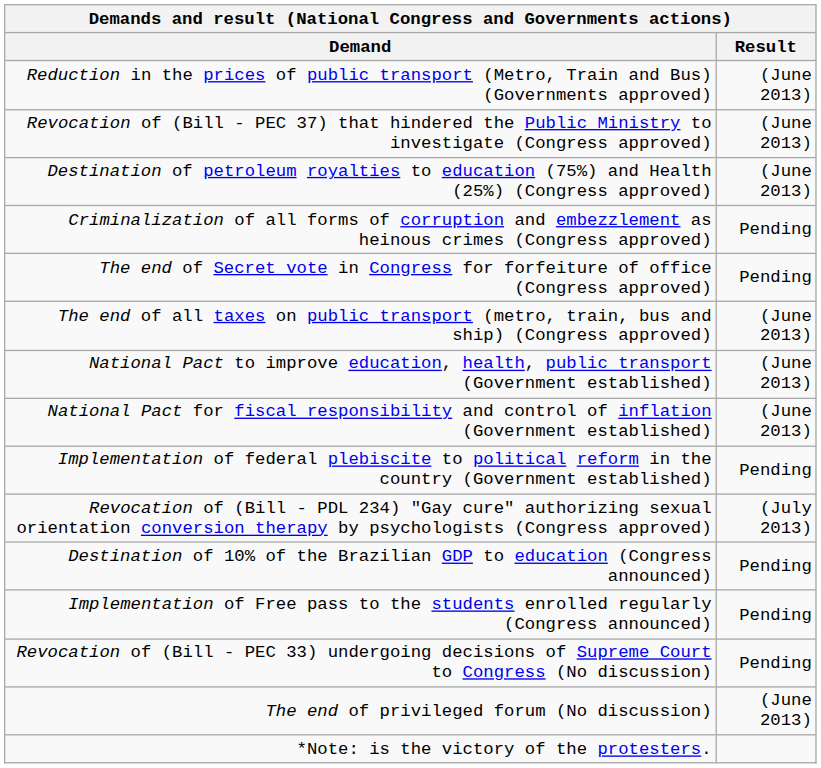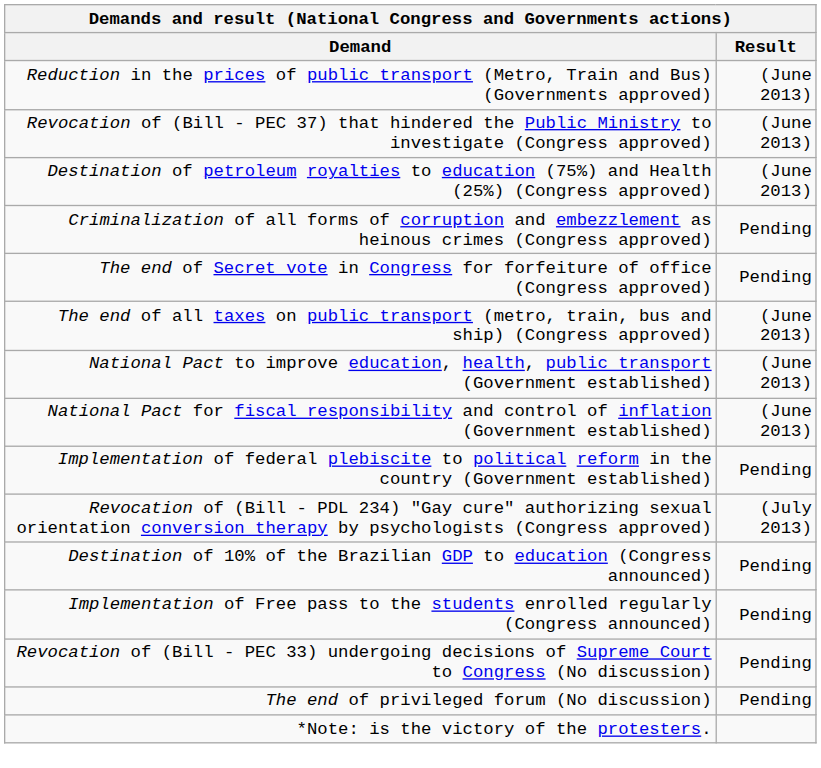(786, 711) (June 2013) -> (776, 701) Pending
